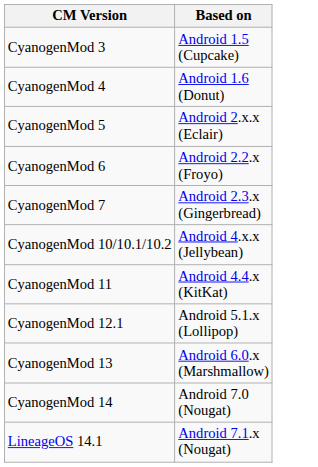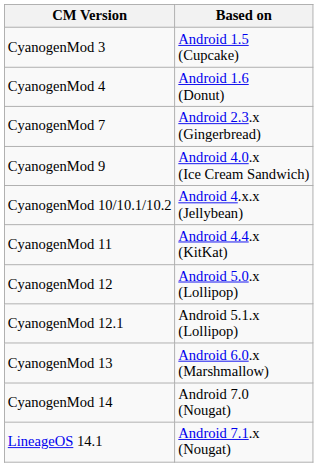- row: (57, 126)
- row: (57, 165)
+ row: (57, 165)
+ row: (60, 284)
